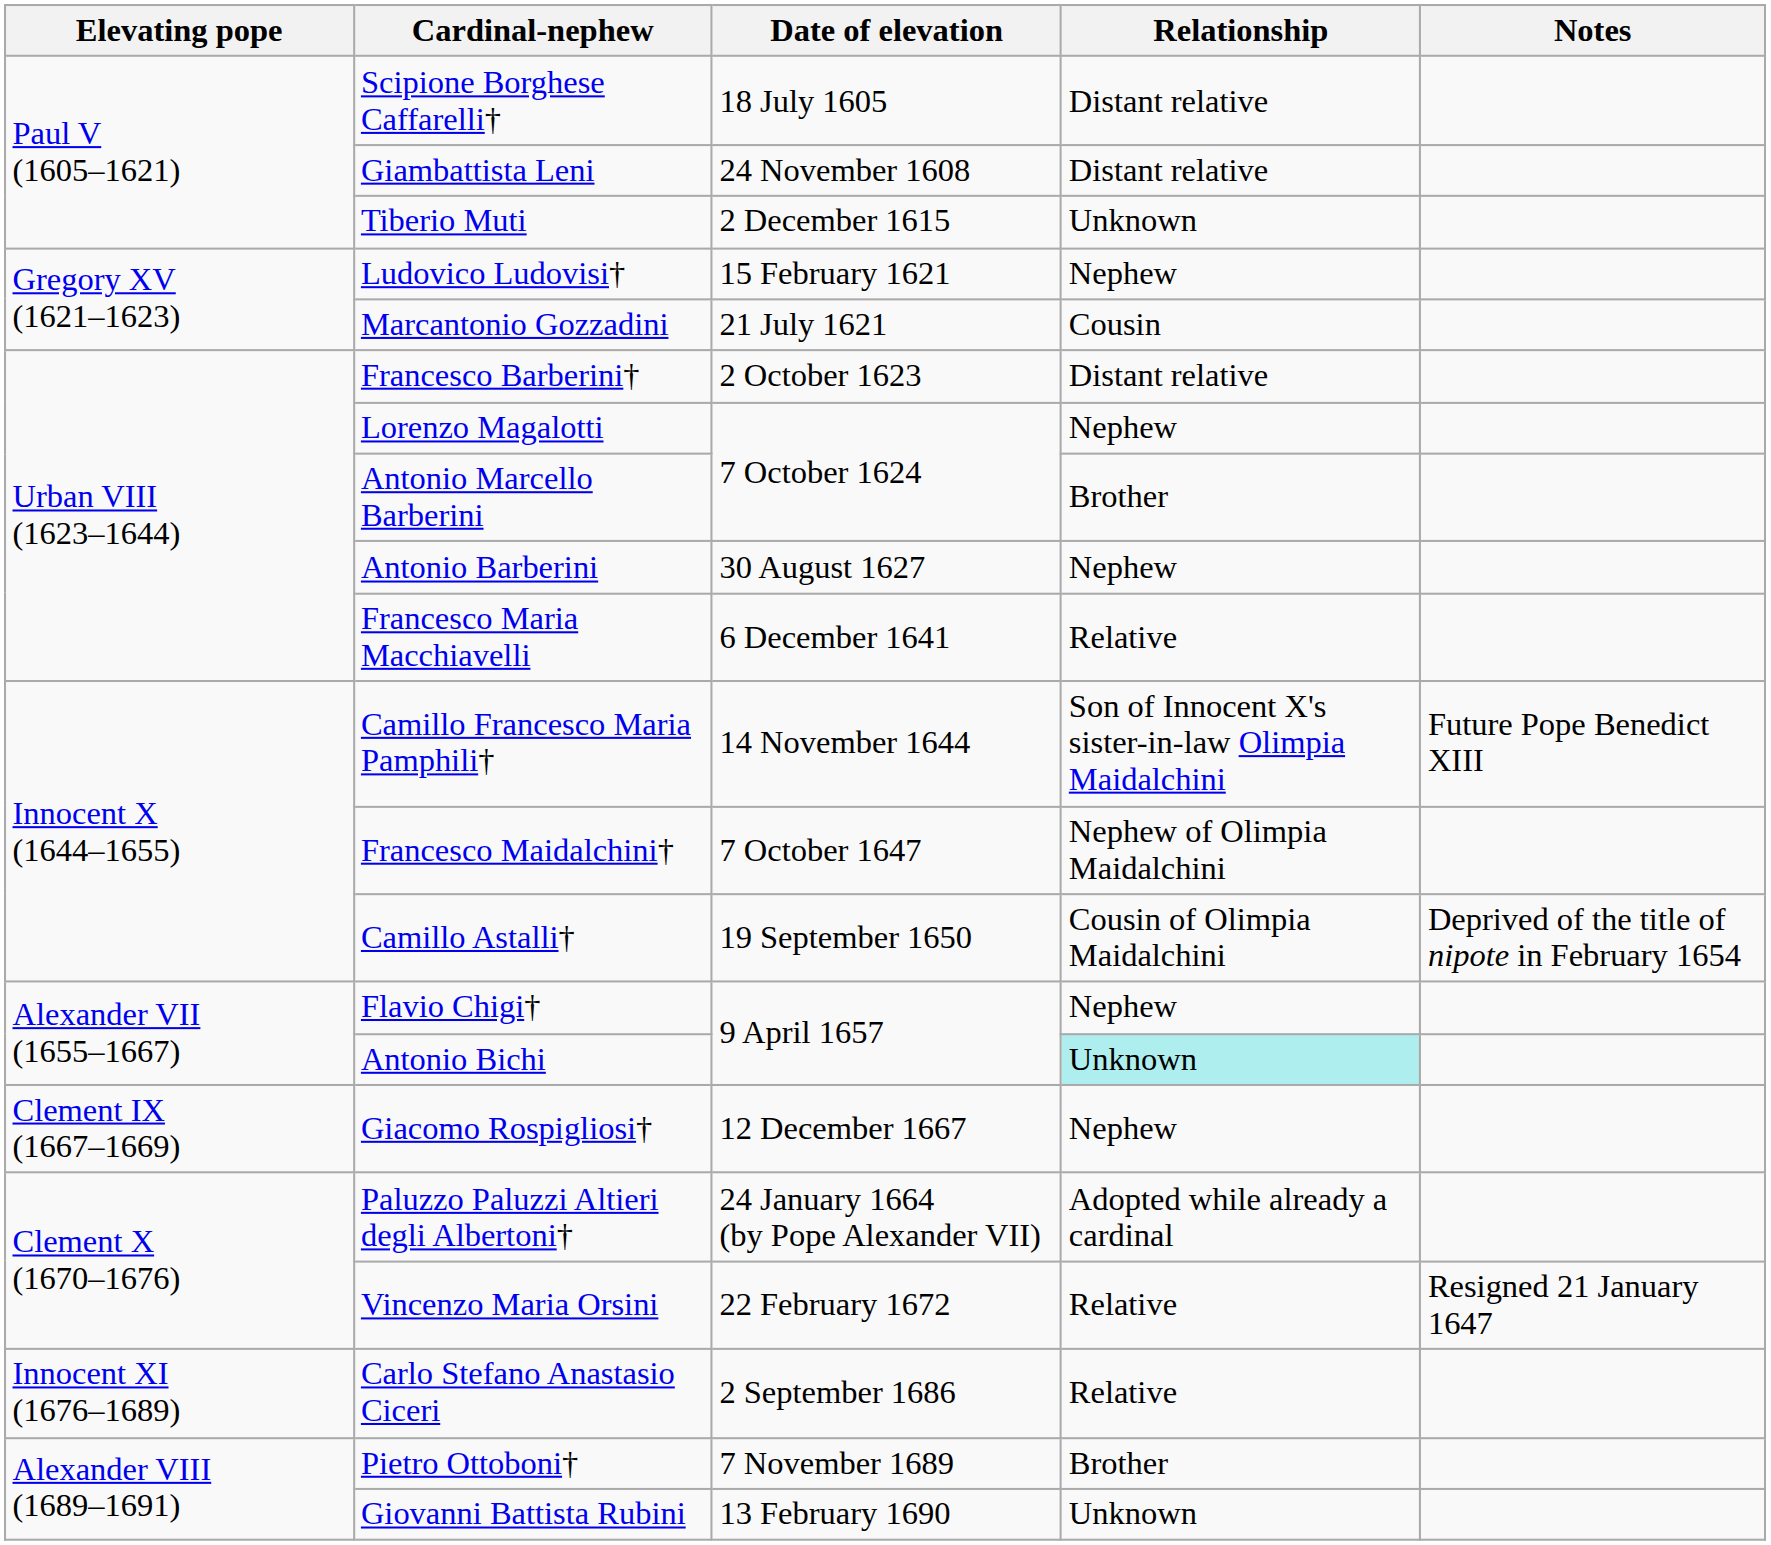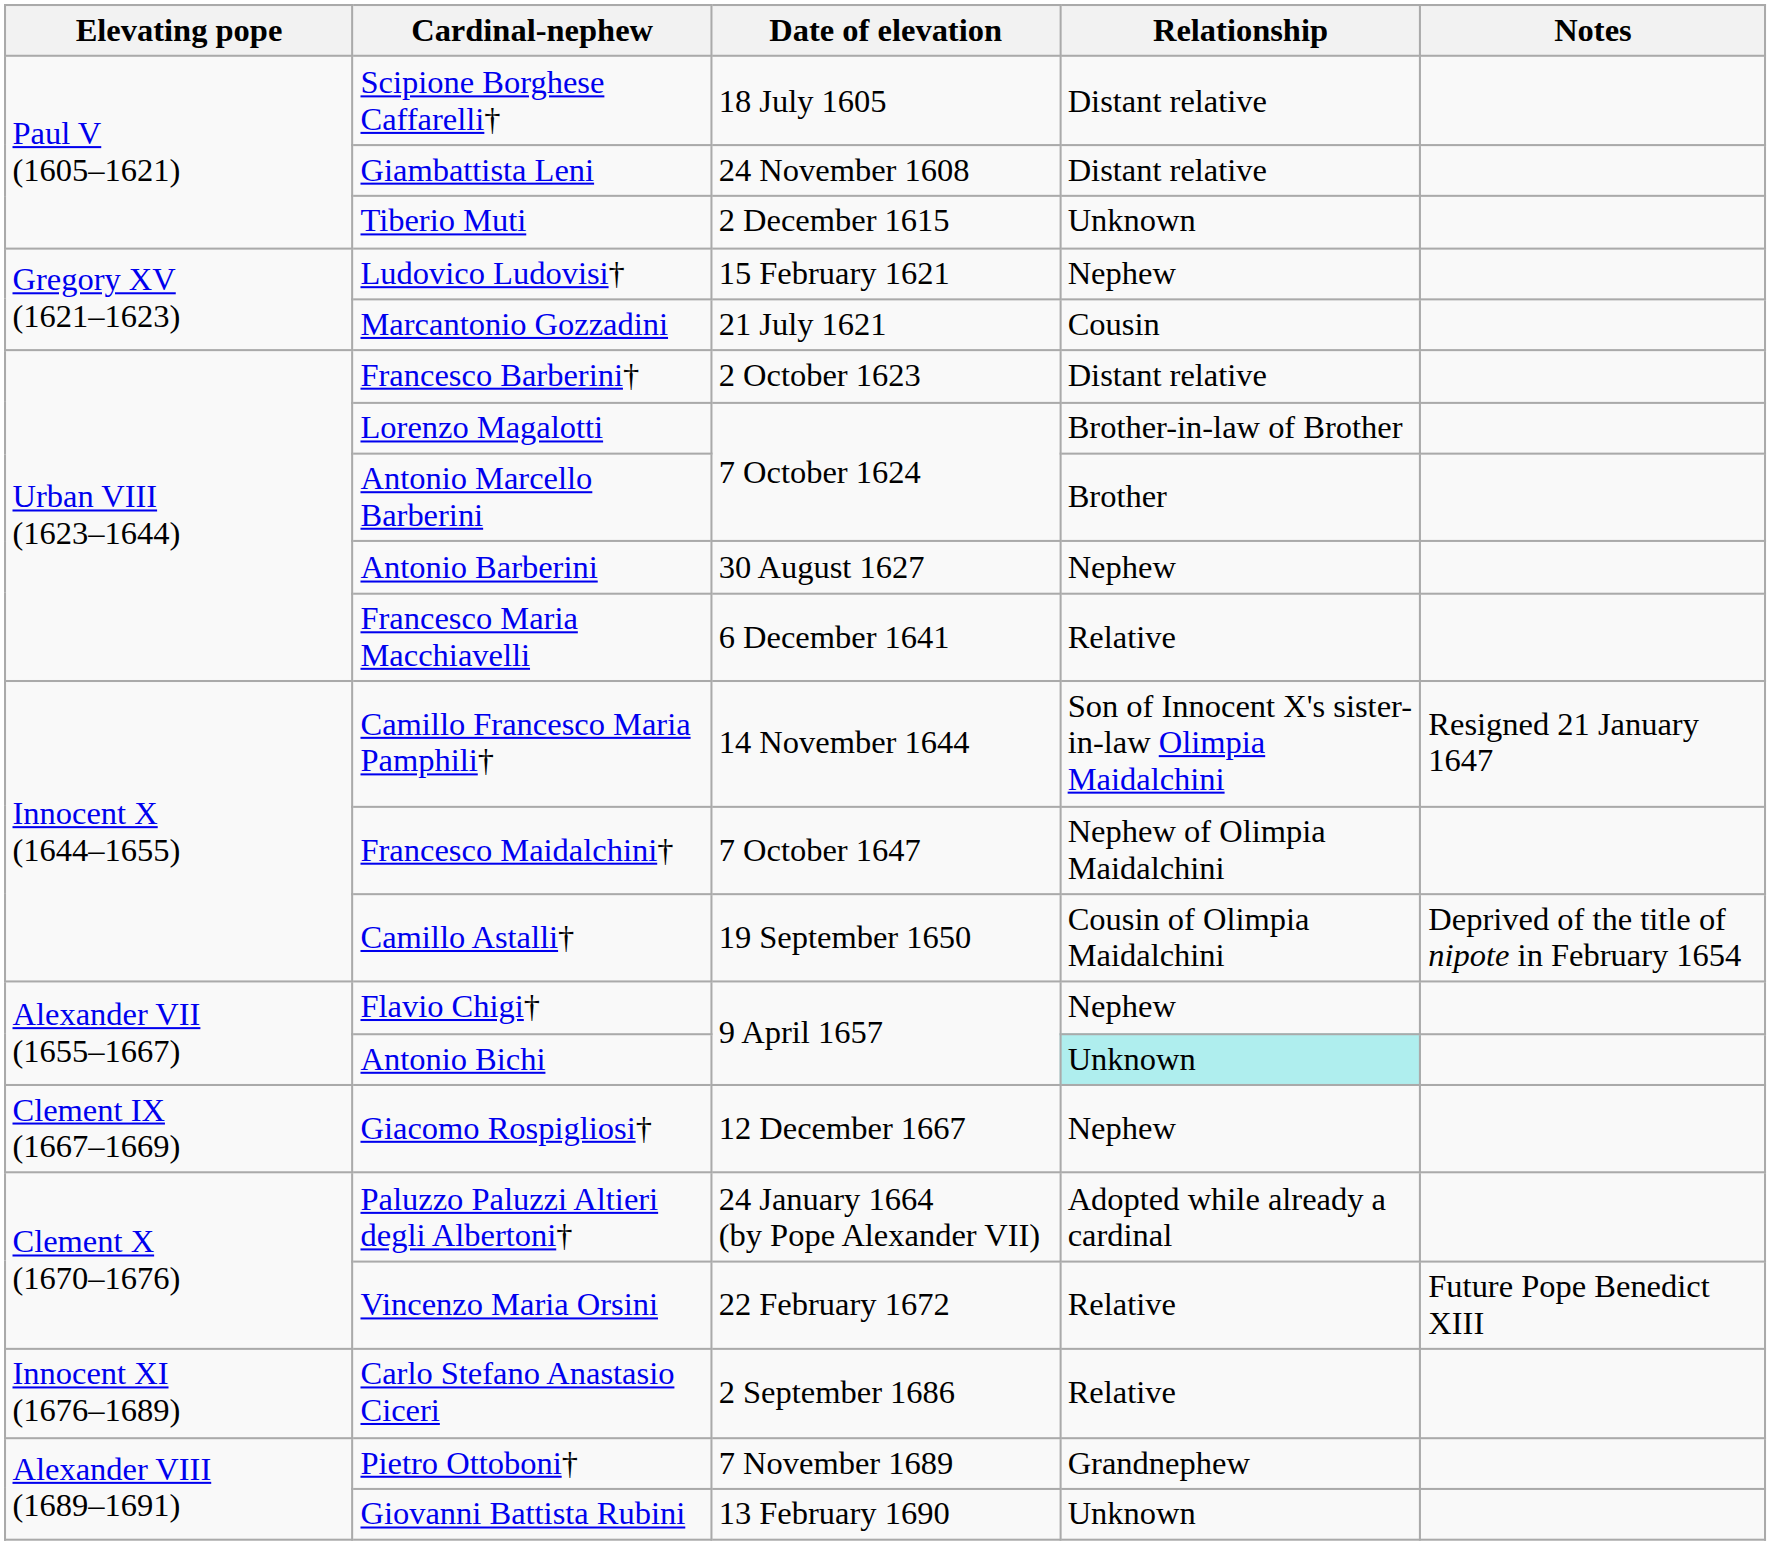(1123, 427) Nephew -> (1235, 427) Brother-in-law of Brother
(1569, 743) Future Pope Benedict XIII -> (1564, 743) Resigned 21 January 1647
(1563, 1304) Resigned 21 January 1647 -> (1569, 1304) Future Pope Benedict XIII
(1118, 1462) Brother -> (1159, 1462) Grandnephew
